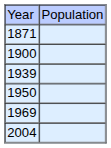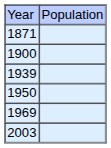+ row: (22, 132)
- row: (22, 132)
